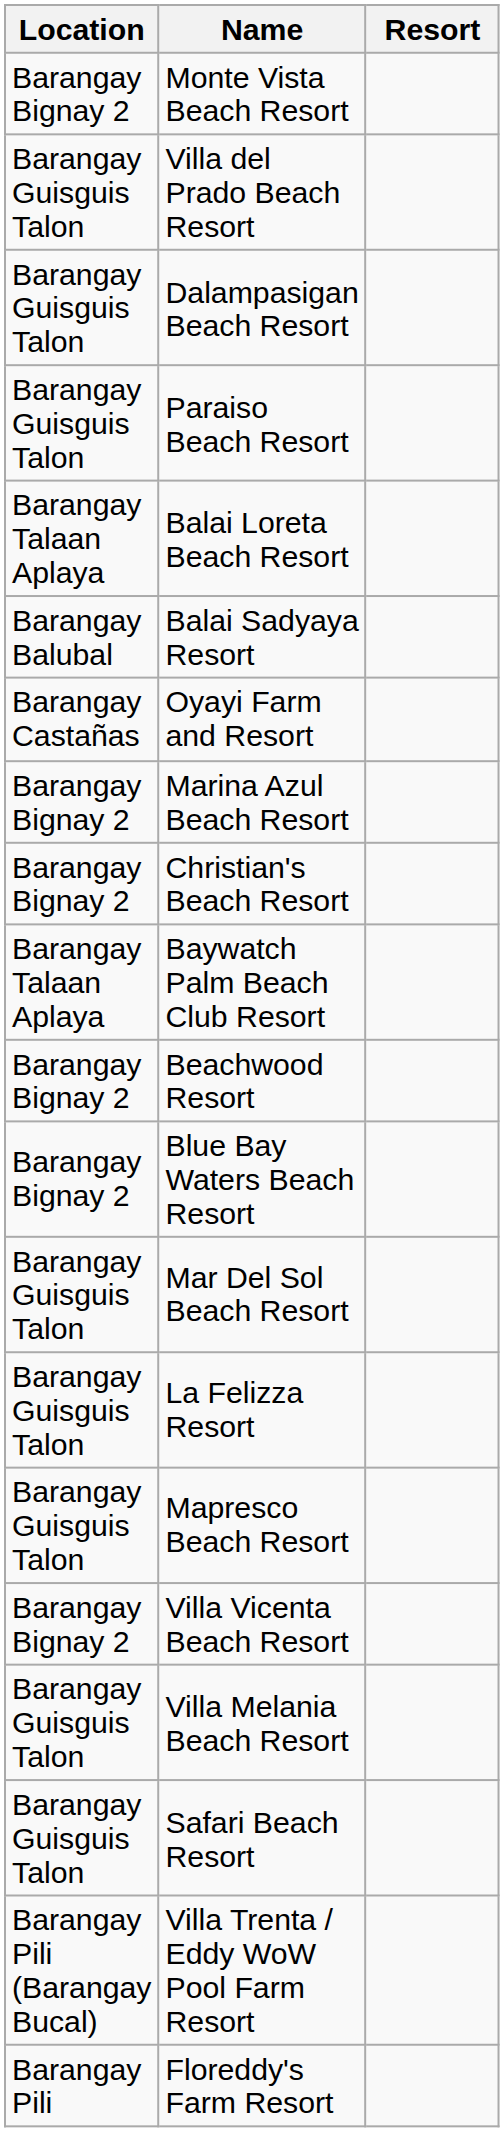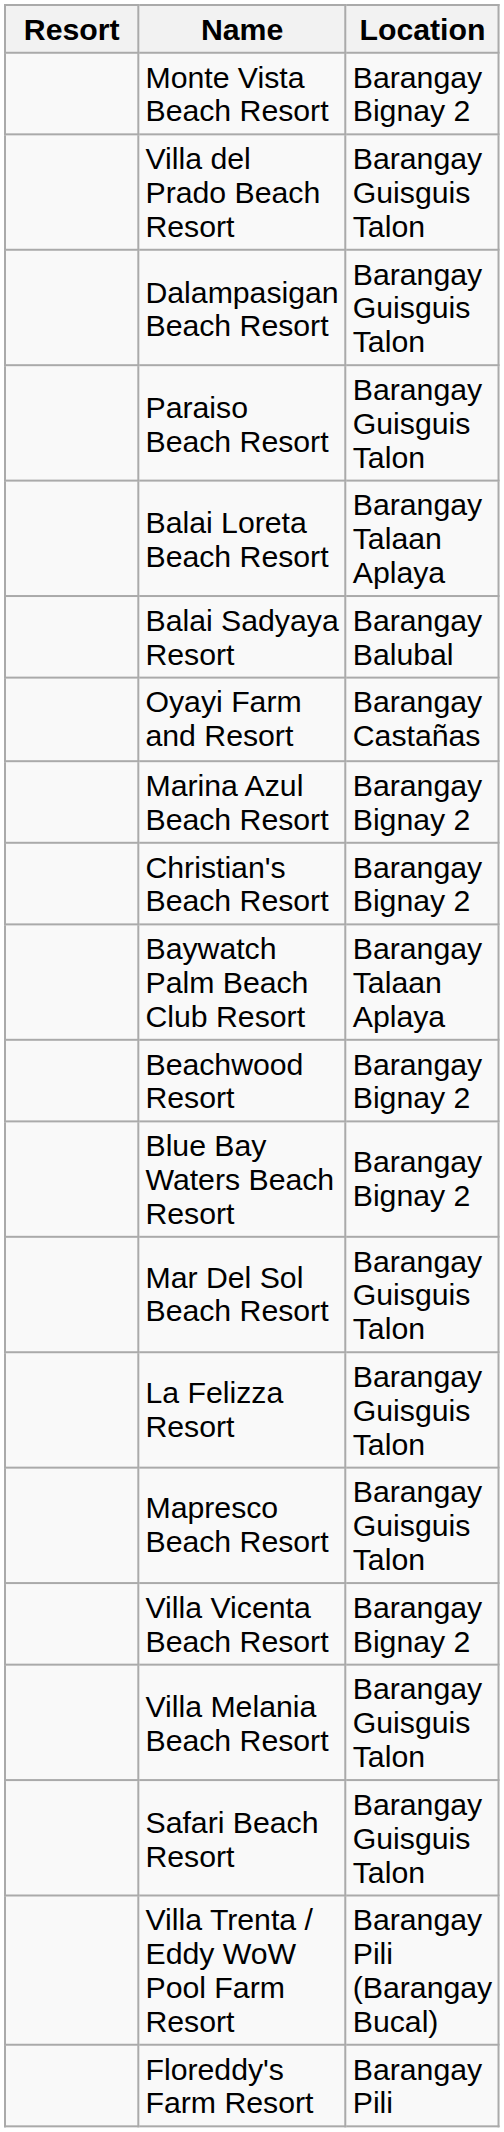columns swapped: (432, 29) <-> (82, 29)
